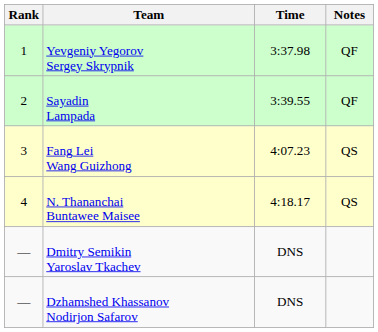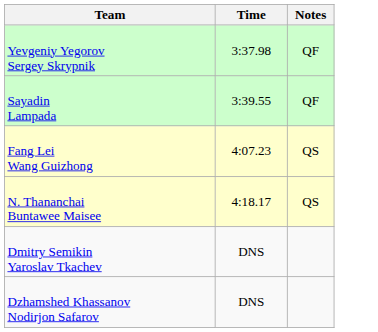- column: (24, 14)
